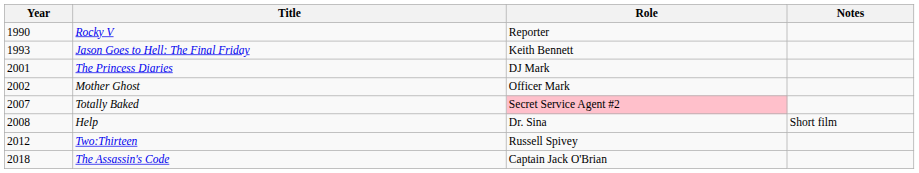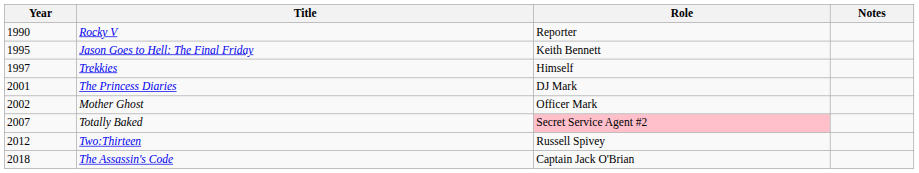(19, 50) 1993 -> (19, 50) 1995
+ row: (98, 68)
- row: (87, 123)
